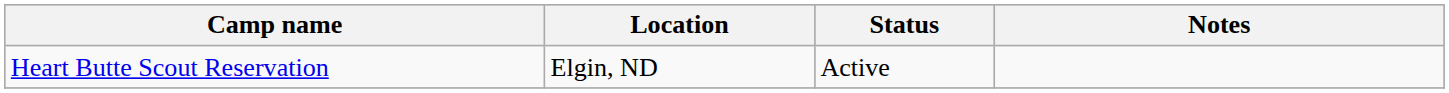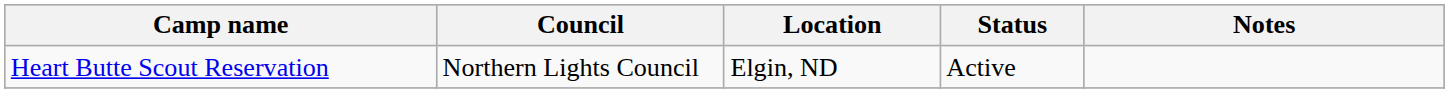+ column: (581, 25)
